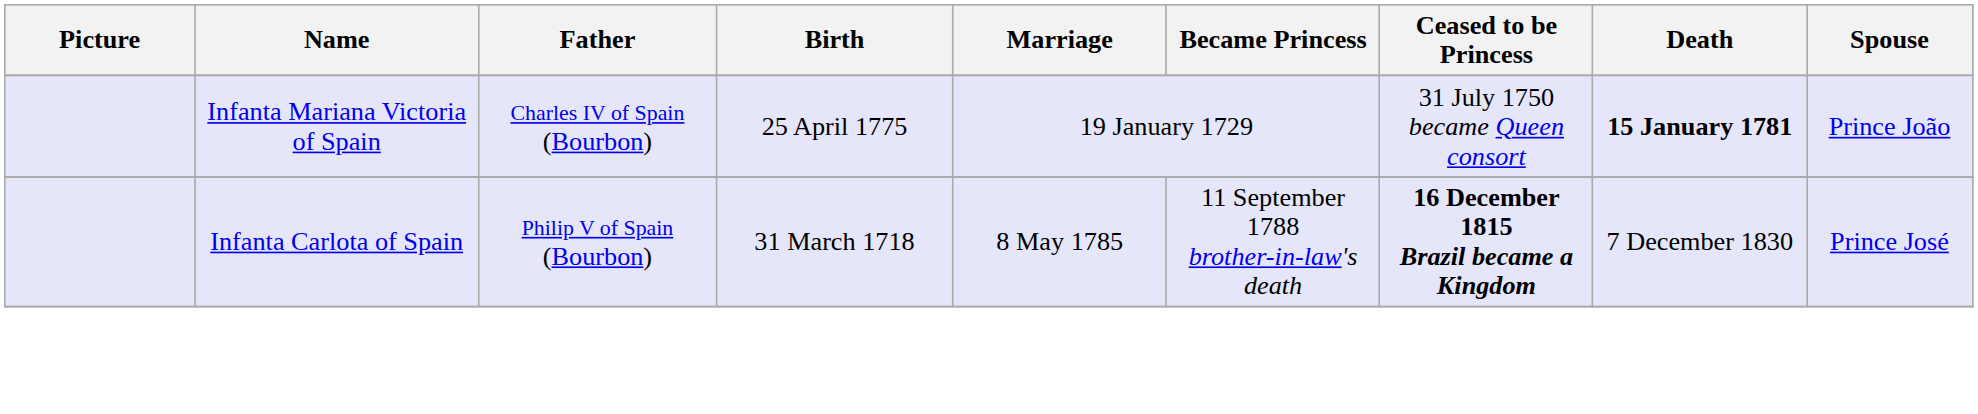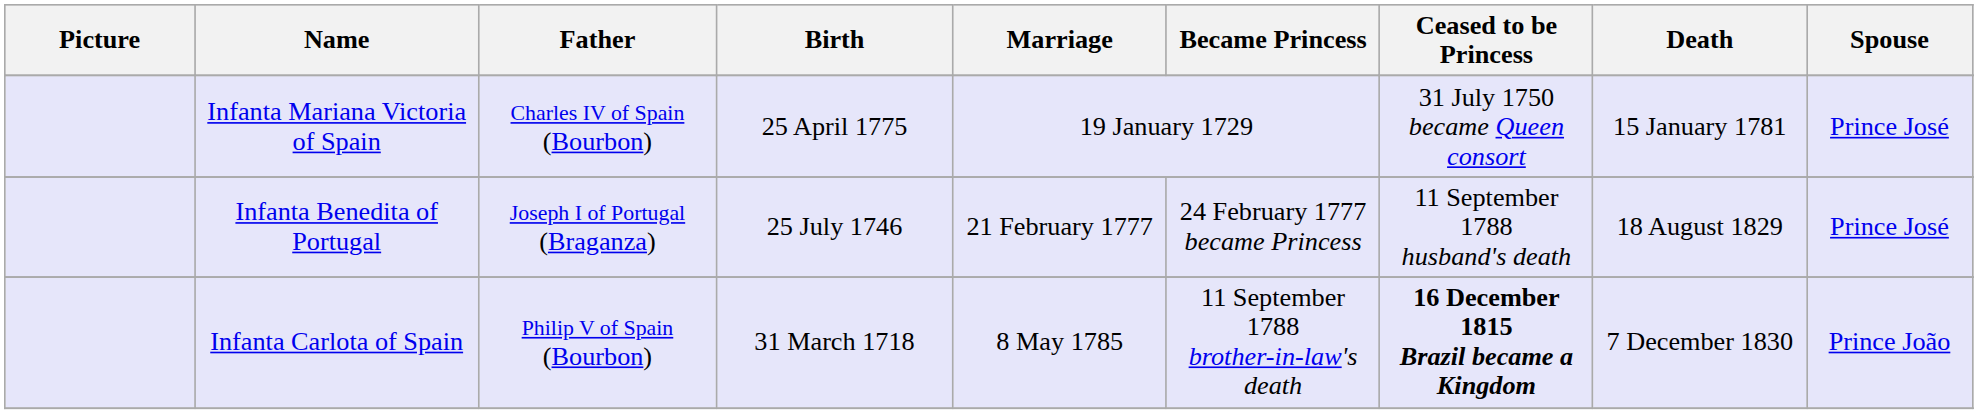(1700, 125) bold -> (1700, 125) normal
(1889, 125) Prince João -> (1889, 125) Prince José
+ row: (337, 226)
(1889, 241) Prince José -> (1889, 342) Prince João
